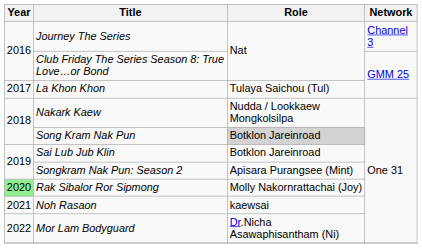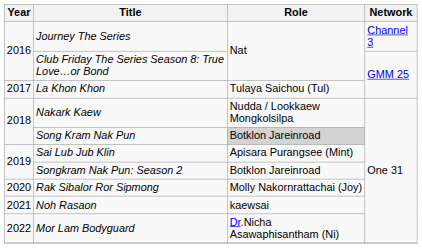(275, 153) Botklon Jareinroad -> (291, 153) Apisara Purangsee (Mint)
(291, 170) Apisara Purangsee (Mint) -> (275, 170) Botklon Jareinroad
(19, 187) lightgreen background -> (19, 187) no background
